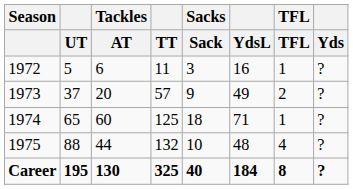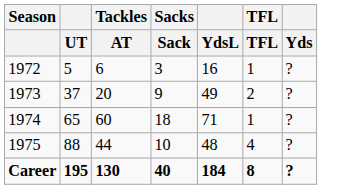- column: (167, 42)
